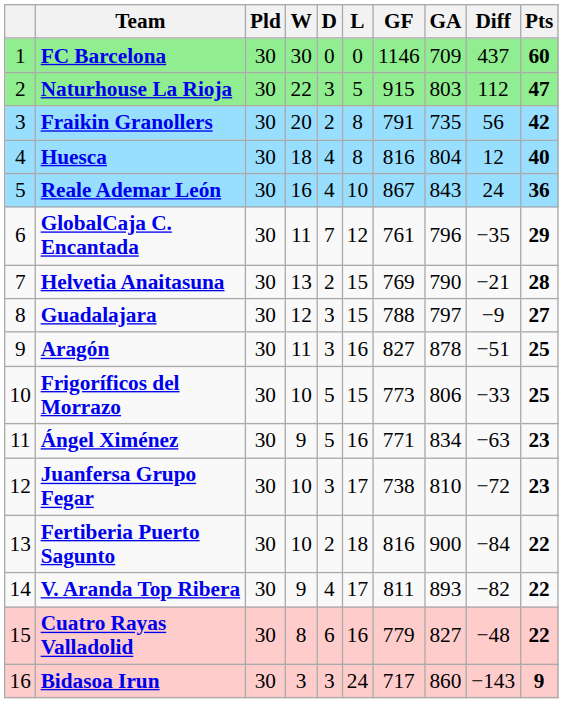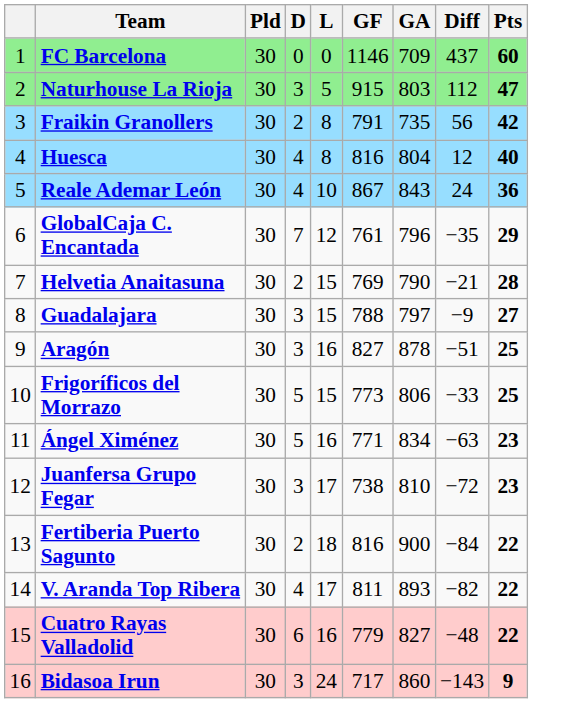- column: (301, 21)
